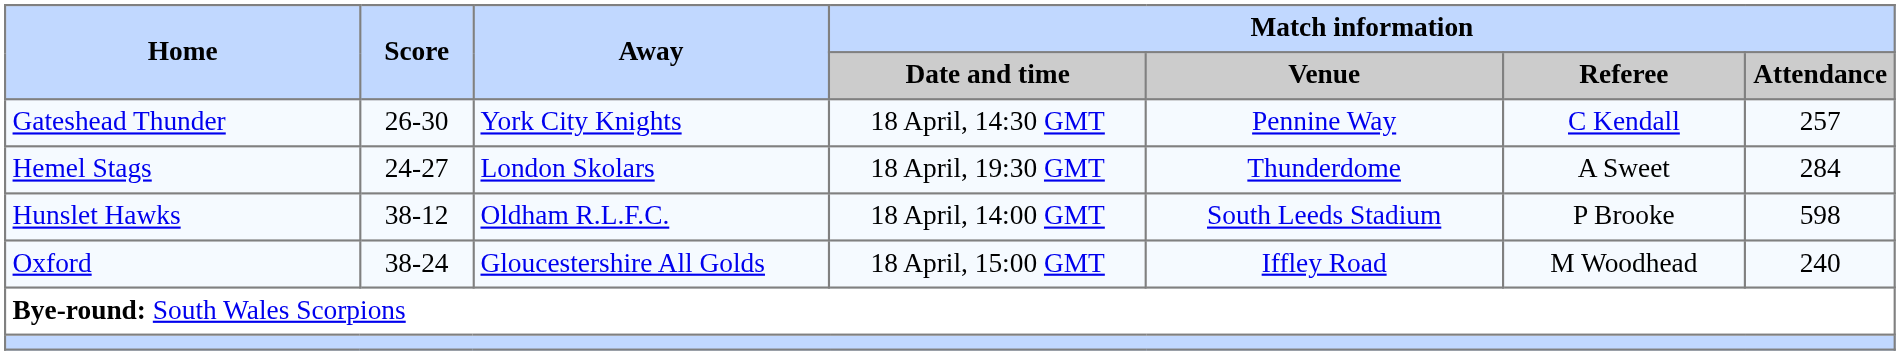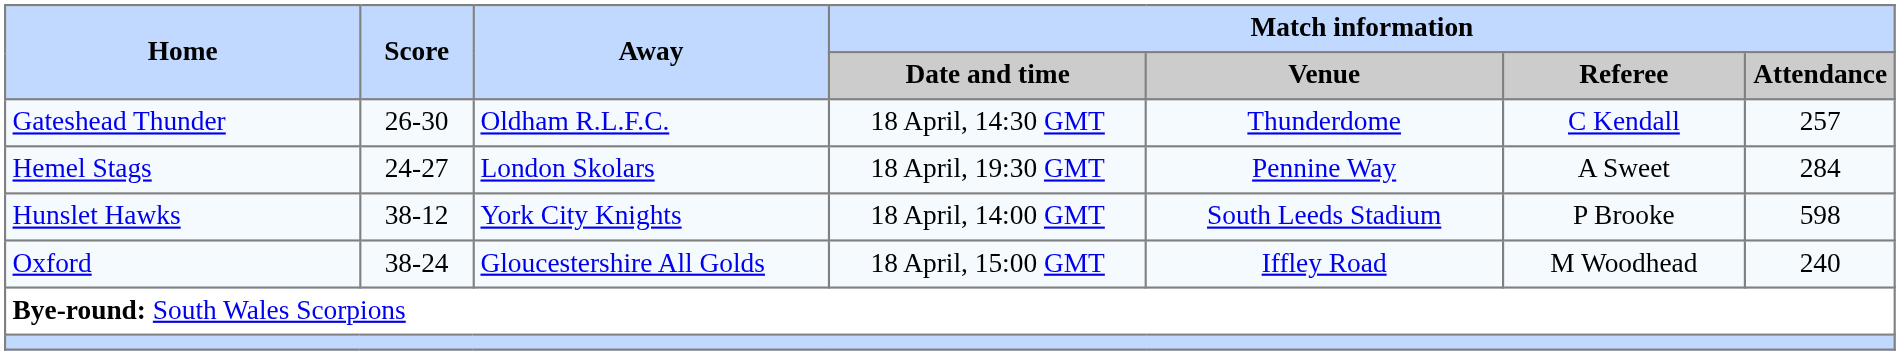(581, 122) York City Knights -> (575, 122) Oldham R.L.F.C.
(1324, 122) Pennine Way -> (1324, 122) Thunderdome
(1324, 169) Thunderdome -> (1324, 169) Pennine Way
(575, 216) Oldham R.L.F.C. -> (581, 216) York City Knights
